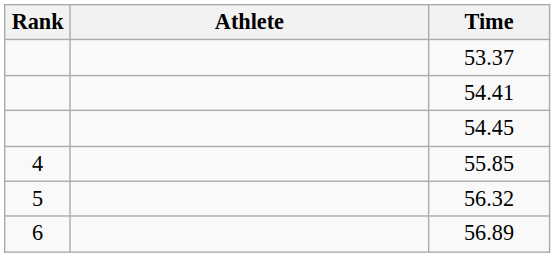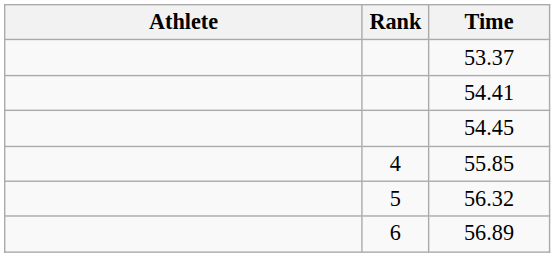columns swapped: (38, 22) <-> (249, 22)
